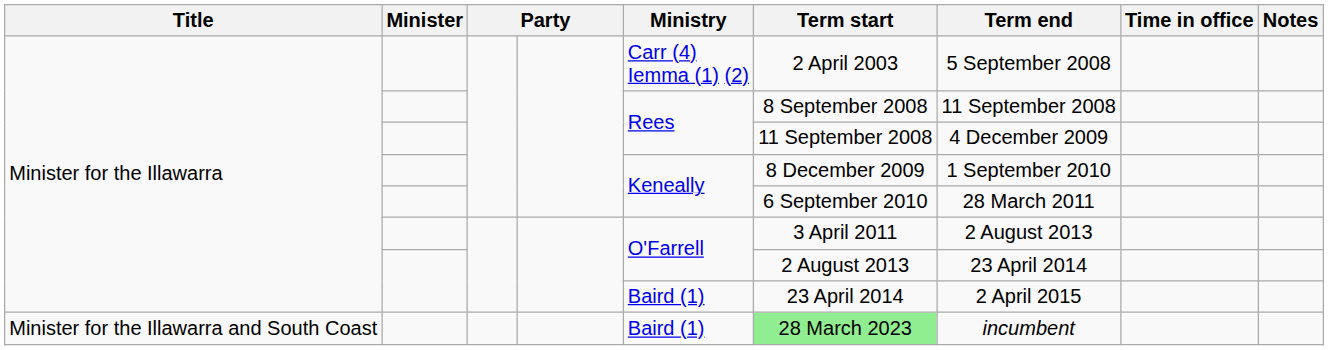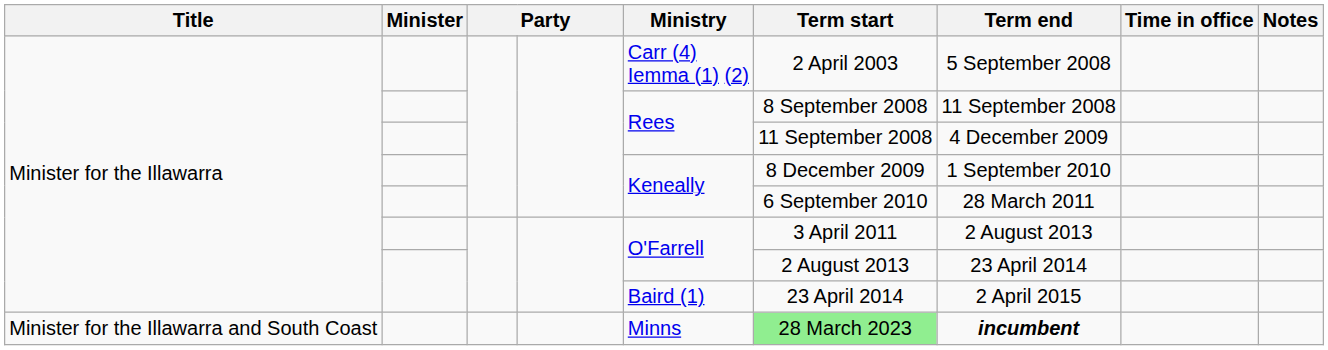(666, 328) Baird (1) -> (654, 328) Minns
(1029, 328) normal -> (1029, 328) bold
